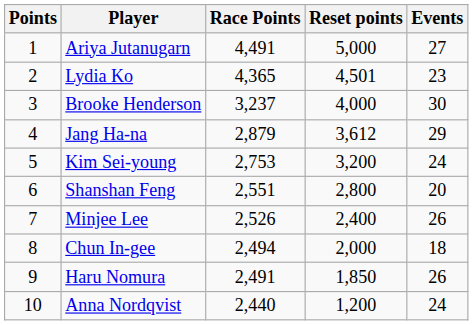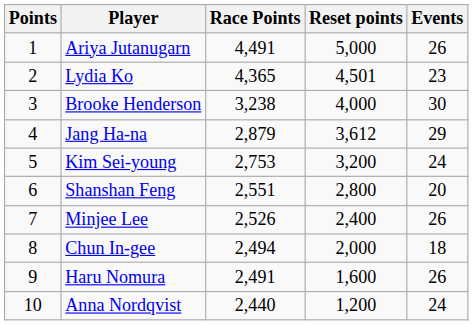(437, 47) 27 -> (437, 47) 26
(255, 104) 3,237 -> (255, 104) 3,238
(356, 276) 1,850 -> (356, 276) 1,600
